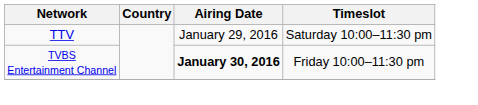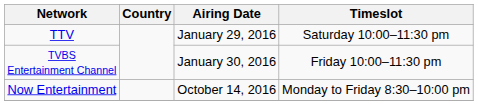(229, 62) bold -> (227, 62) normal
+ row: (62, 89)
